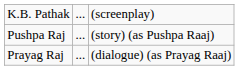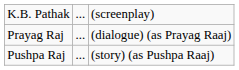rows swapped: (36, 55) <-> (36, 34)
